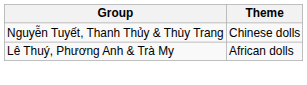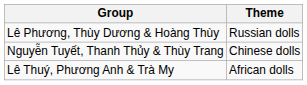+ row: (113, 32)
